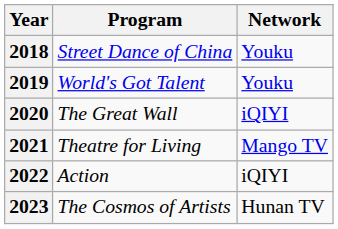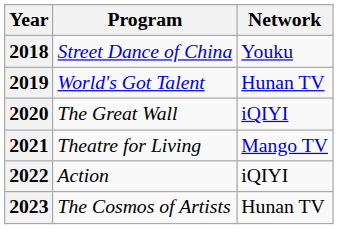(267, 82) Youku -> (283, 82) Hunan TV
